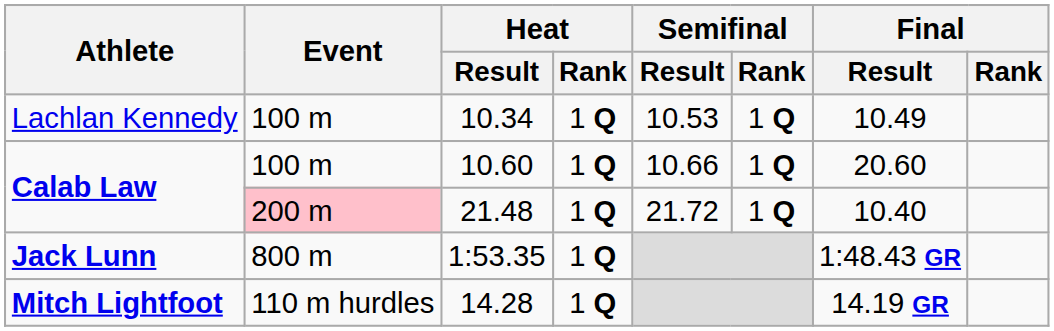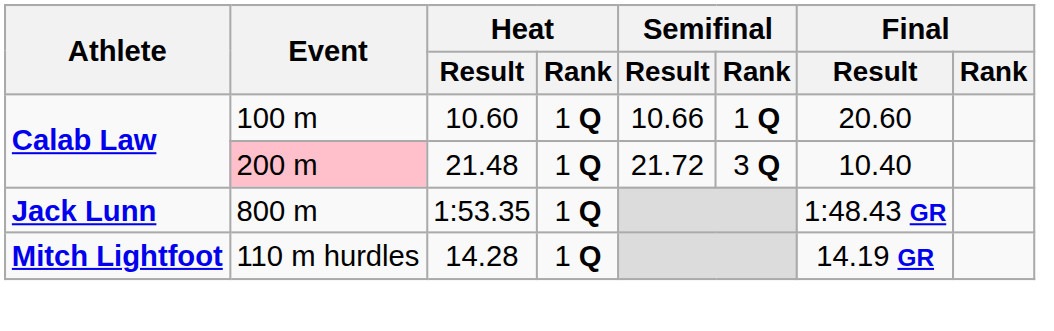- row: (497, 118)
(772, 211) 1 Q -> (757, 164) 3 Q
